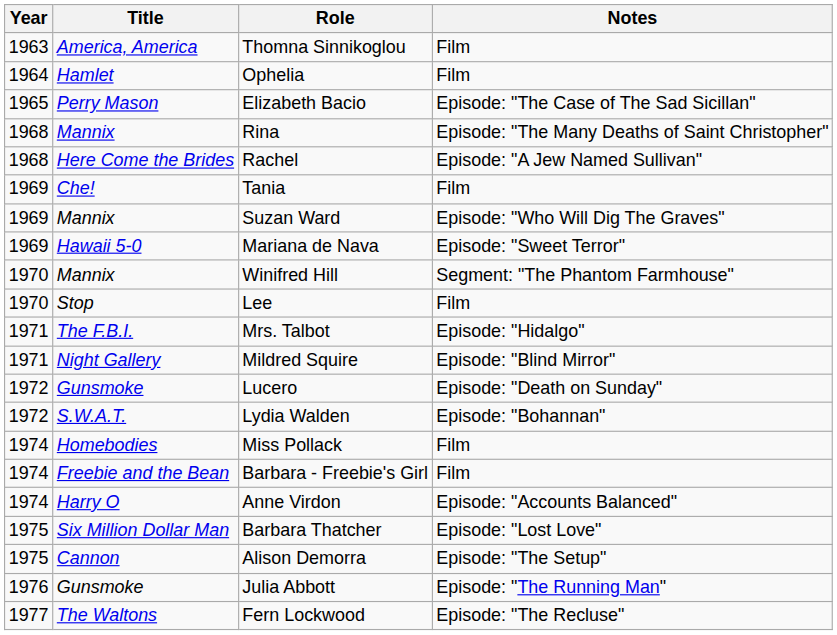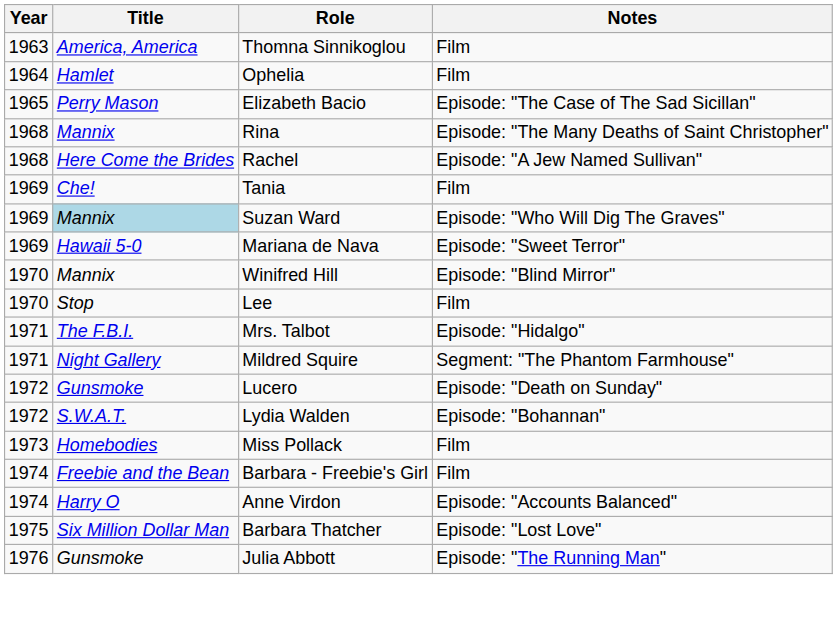(86, 217) no background -> (86, 217) lightblue background
(585, 274) Segment: "The Phantom Farmhouse" -> (526, 274) Episode: "Blind Mirror"
(526, 359) Episode: "Blind Mirror" -> (585, 359) Segment: "The Phantom Farmhouse"
(29, 445) 1974 -> (29, 445) 1973
- row: (304, 558)
- row: (304, 615)
